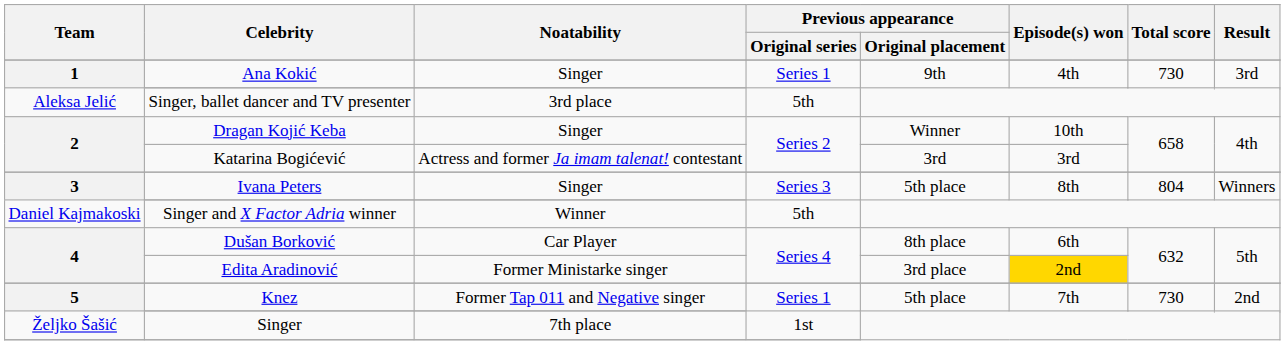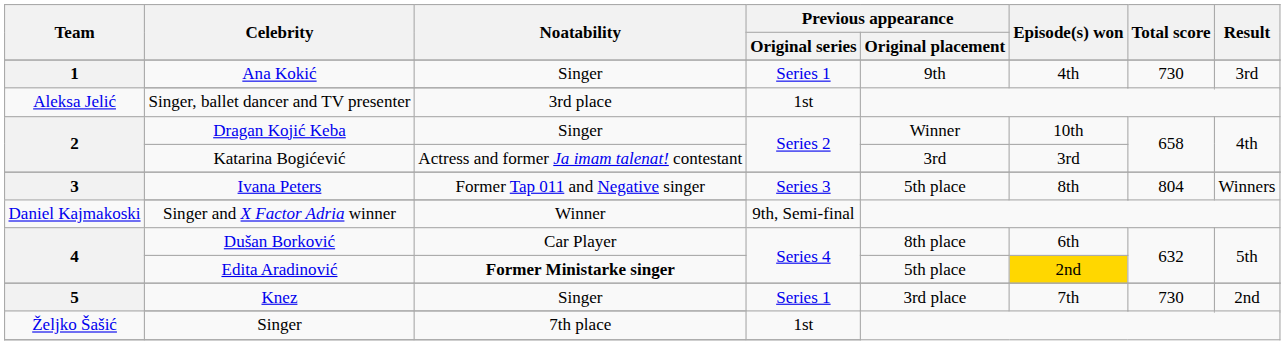(803, 102) 5th -> (803, 102) 1st
(580, 186) Singer -> (580, 186) Former Tap 011 and Negative singer
(803, 214) 5th -> (803, 214) 9th, Semi-final
(580, 269) normal -> (580, 269) bold
(935, 269) 3rd place -> (935, 269) 5th place
(580, 297) Former Tap 011 and Negative singer -> (580, 297) Singer
(935, 297) 5th place -> (935, 297) 3rd place
